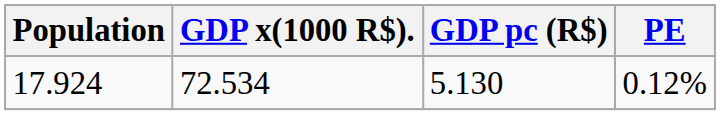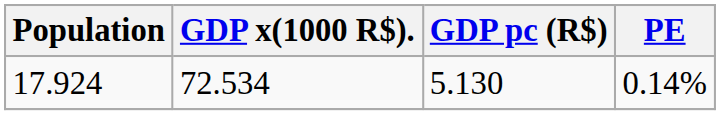(665, 82) 0.12% -> (665, 82) 0.14%
